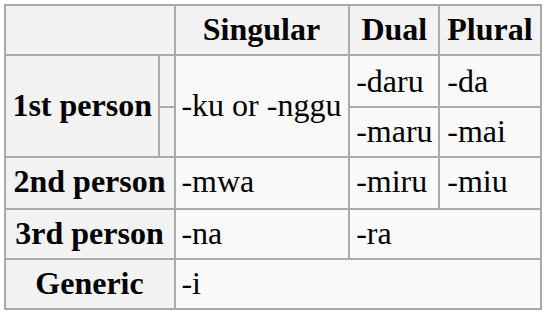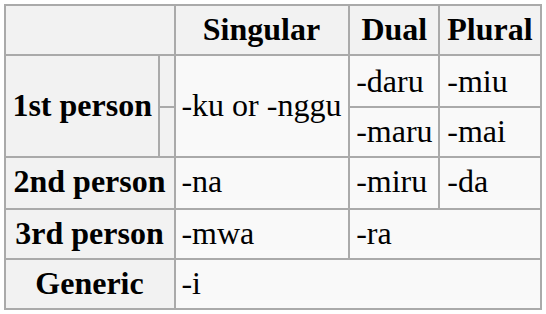(468, 80) -da -> (478, 80) -miu
(218, 182) -mwa -> (202, 182) -na
(478, 182) -miu -> (468, 182) -da
(202, 232) -na -> (218, 232) -mwa
